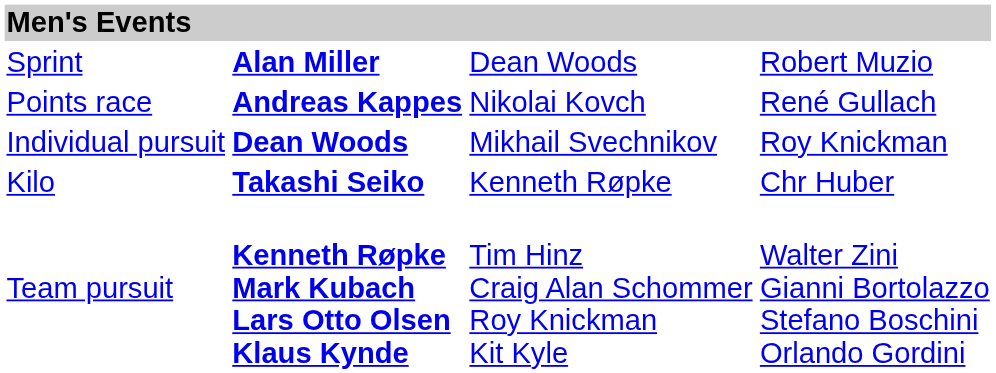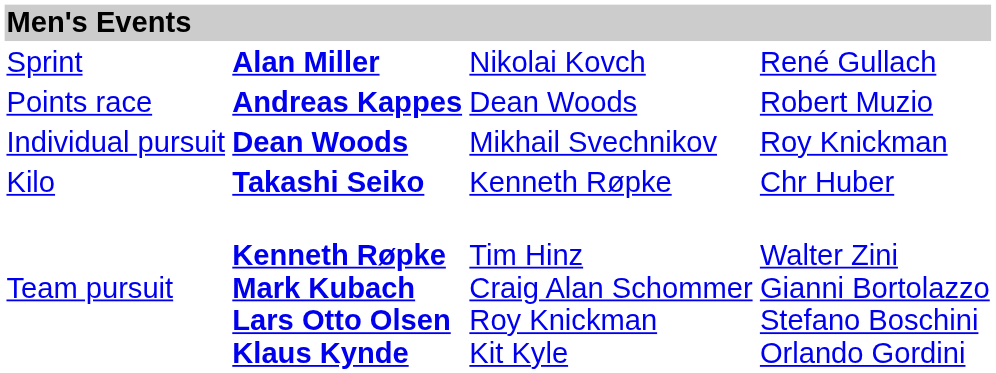(553, 62) Dean Woods -> (558, 62) Nikolai Kovch
(846, 62) Robert Muzio -> (848, 62) René Gullach
(558, 102) Nikolai Kovch -> (553, 102) Dean Woods
(848, 102) René Gullach -> (846, 102) Robert Muzio
